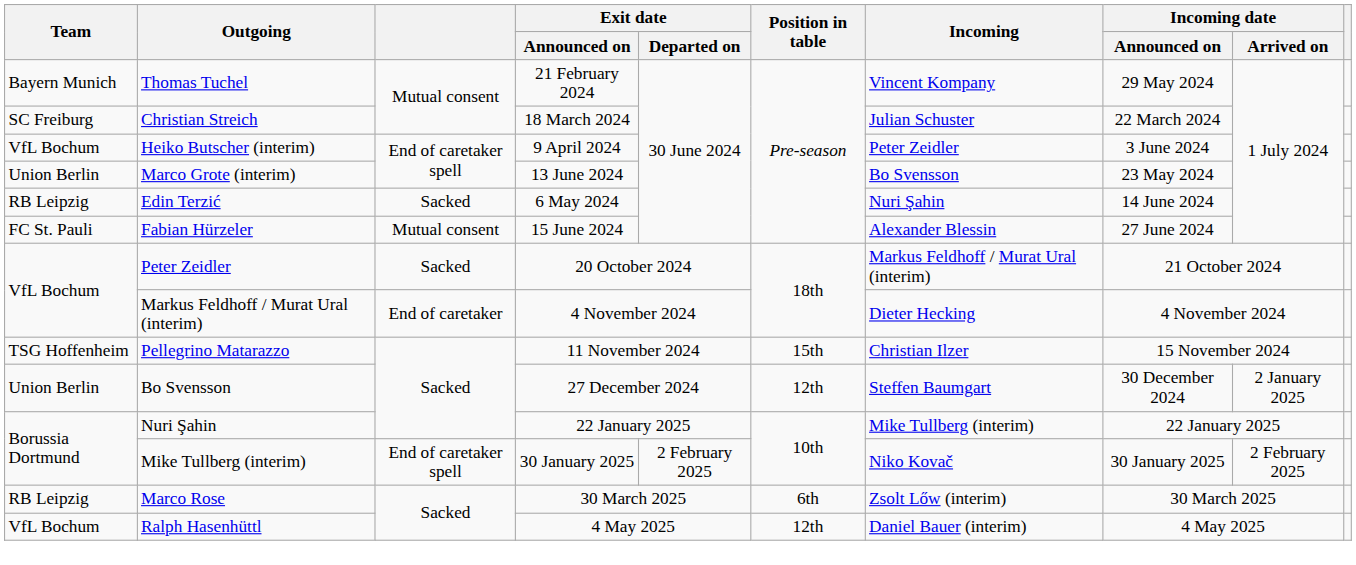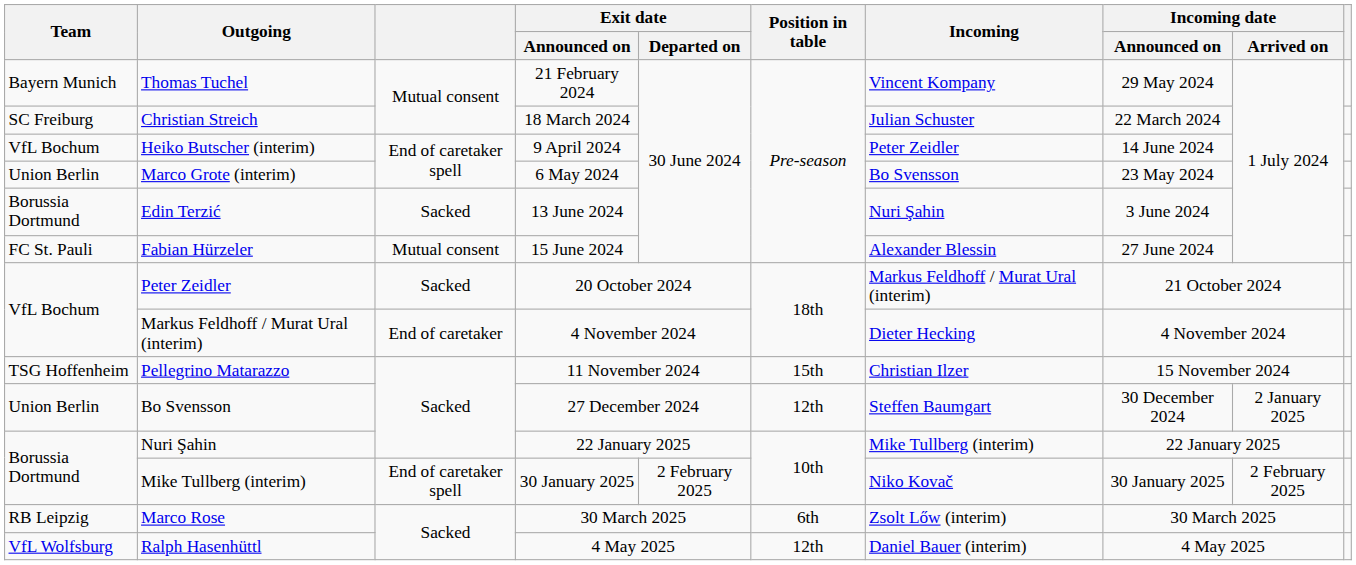(1168, 147) 3 June 2024 -> (1168, 147) 14 June 2024
(577, 174) 13 June 2024 -> (577, 174) 6 May 2024
(49, 202) RB Leipzig -> (44, 211) Borussia Dortmund
(577, 202) 6 May 2024 -> (577, 211) 13 June 2024
(1168, 202) 14 June 2024 -> (1168, 211) 3 June 2024
(54, 526) VfL Bochum -> (61, 545) VfL Wolfsburg
